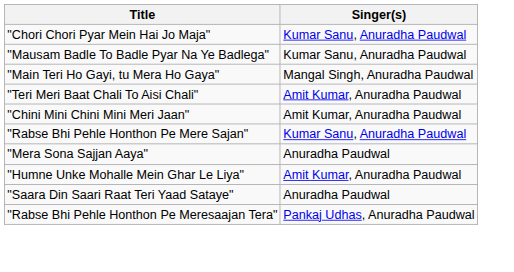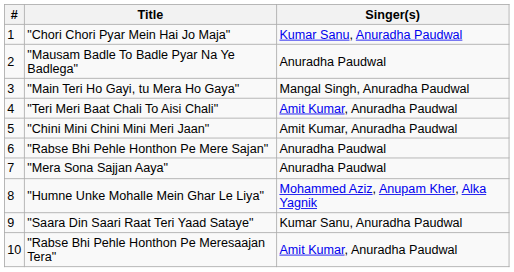+ column: (14, 15)
(375, 55) Kumar Sanu, Anuradha Paudwal -> (333, 62) Anuradha Paudwal
(375, 134) Kumar Sanu, Anuradha Paudwal -> (333, 149) Anuradha Paudwal
(372, 174) Amit Kumar, Anuradha Paudwal -> (383, 196) Mohammed Aziz, Anupam Kher, Alka Yagnik
(337, 194) Anuradha Paudwal -> (371, 223) Kumar Sanu, Anuradha Paudwal
(379, 214) Pankaj Udhas, Anuradha Paudwal -> (368, 250) Amit Kumar, Anuradha Paudwal
